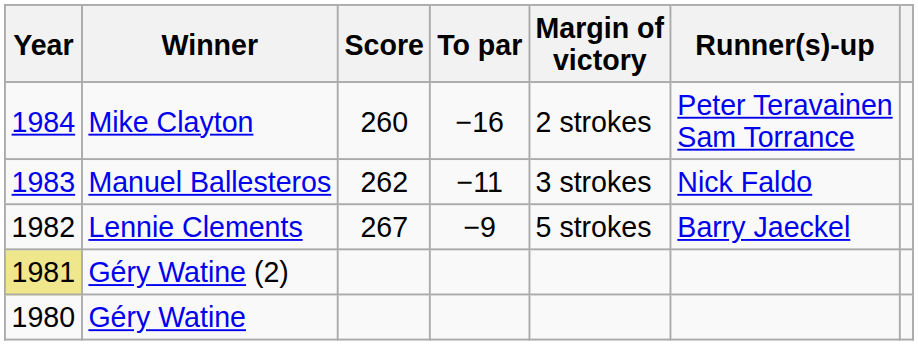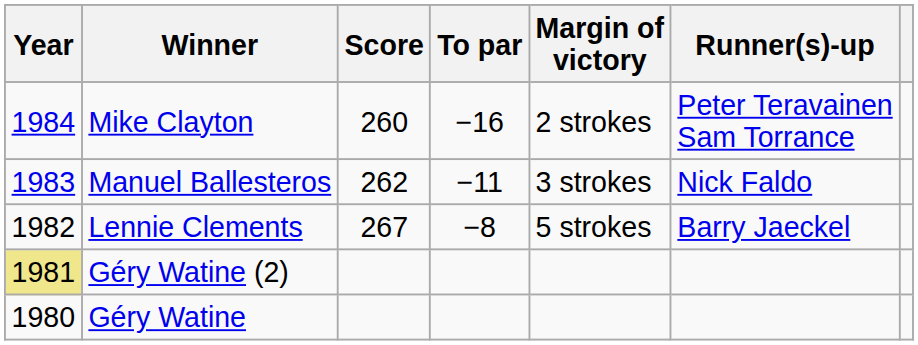(480, 227) −9 -> (480, 227) −8
